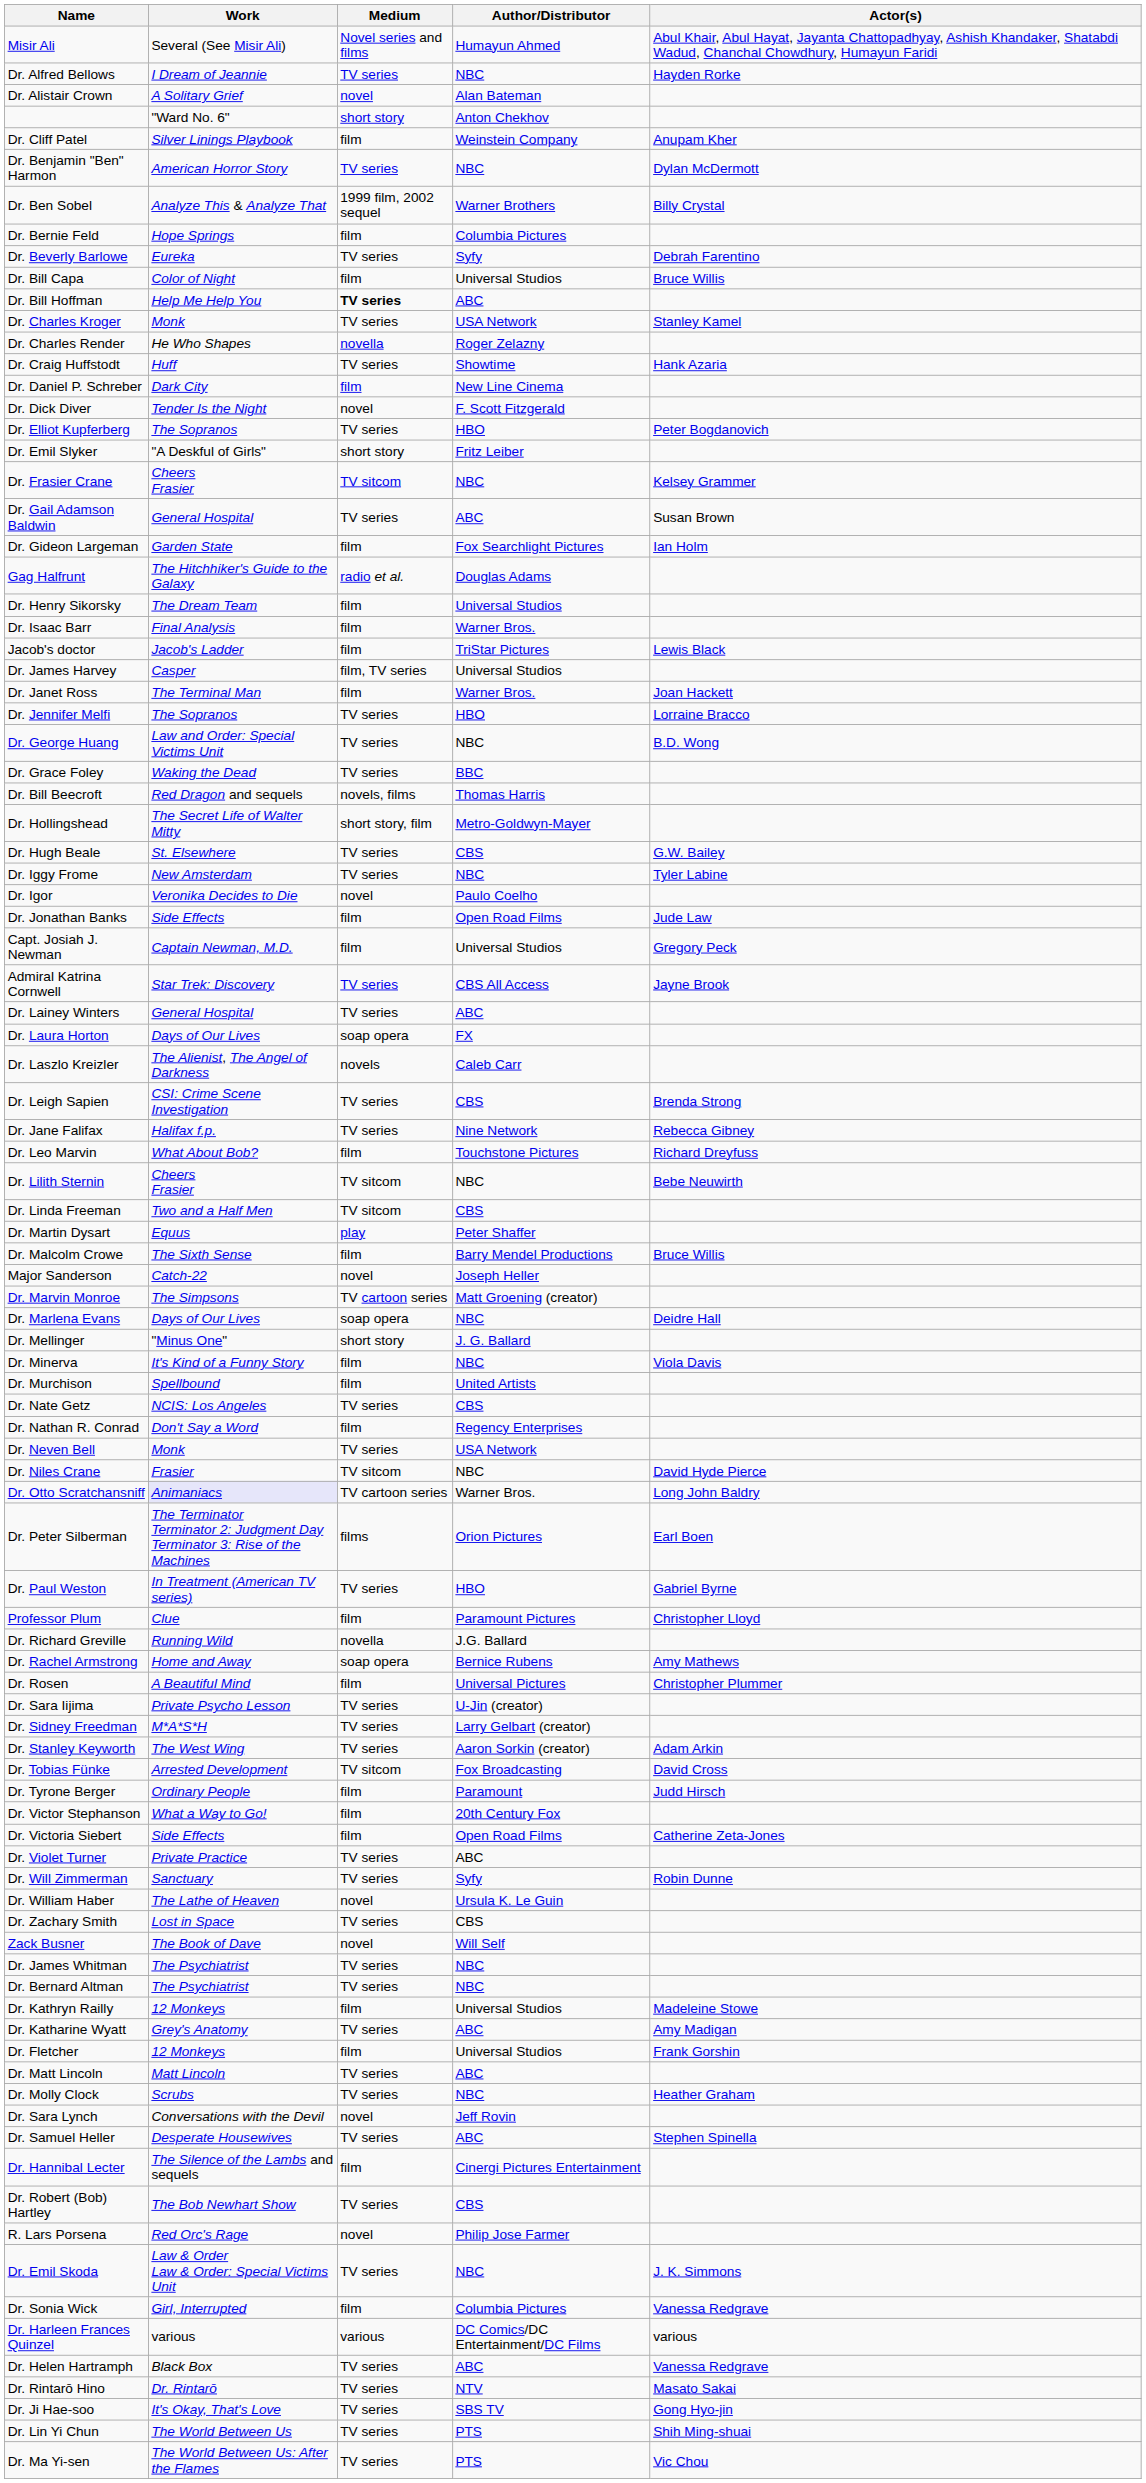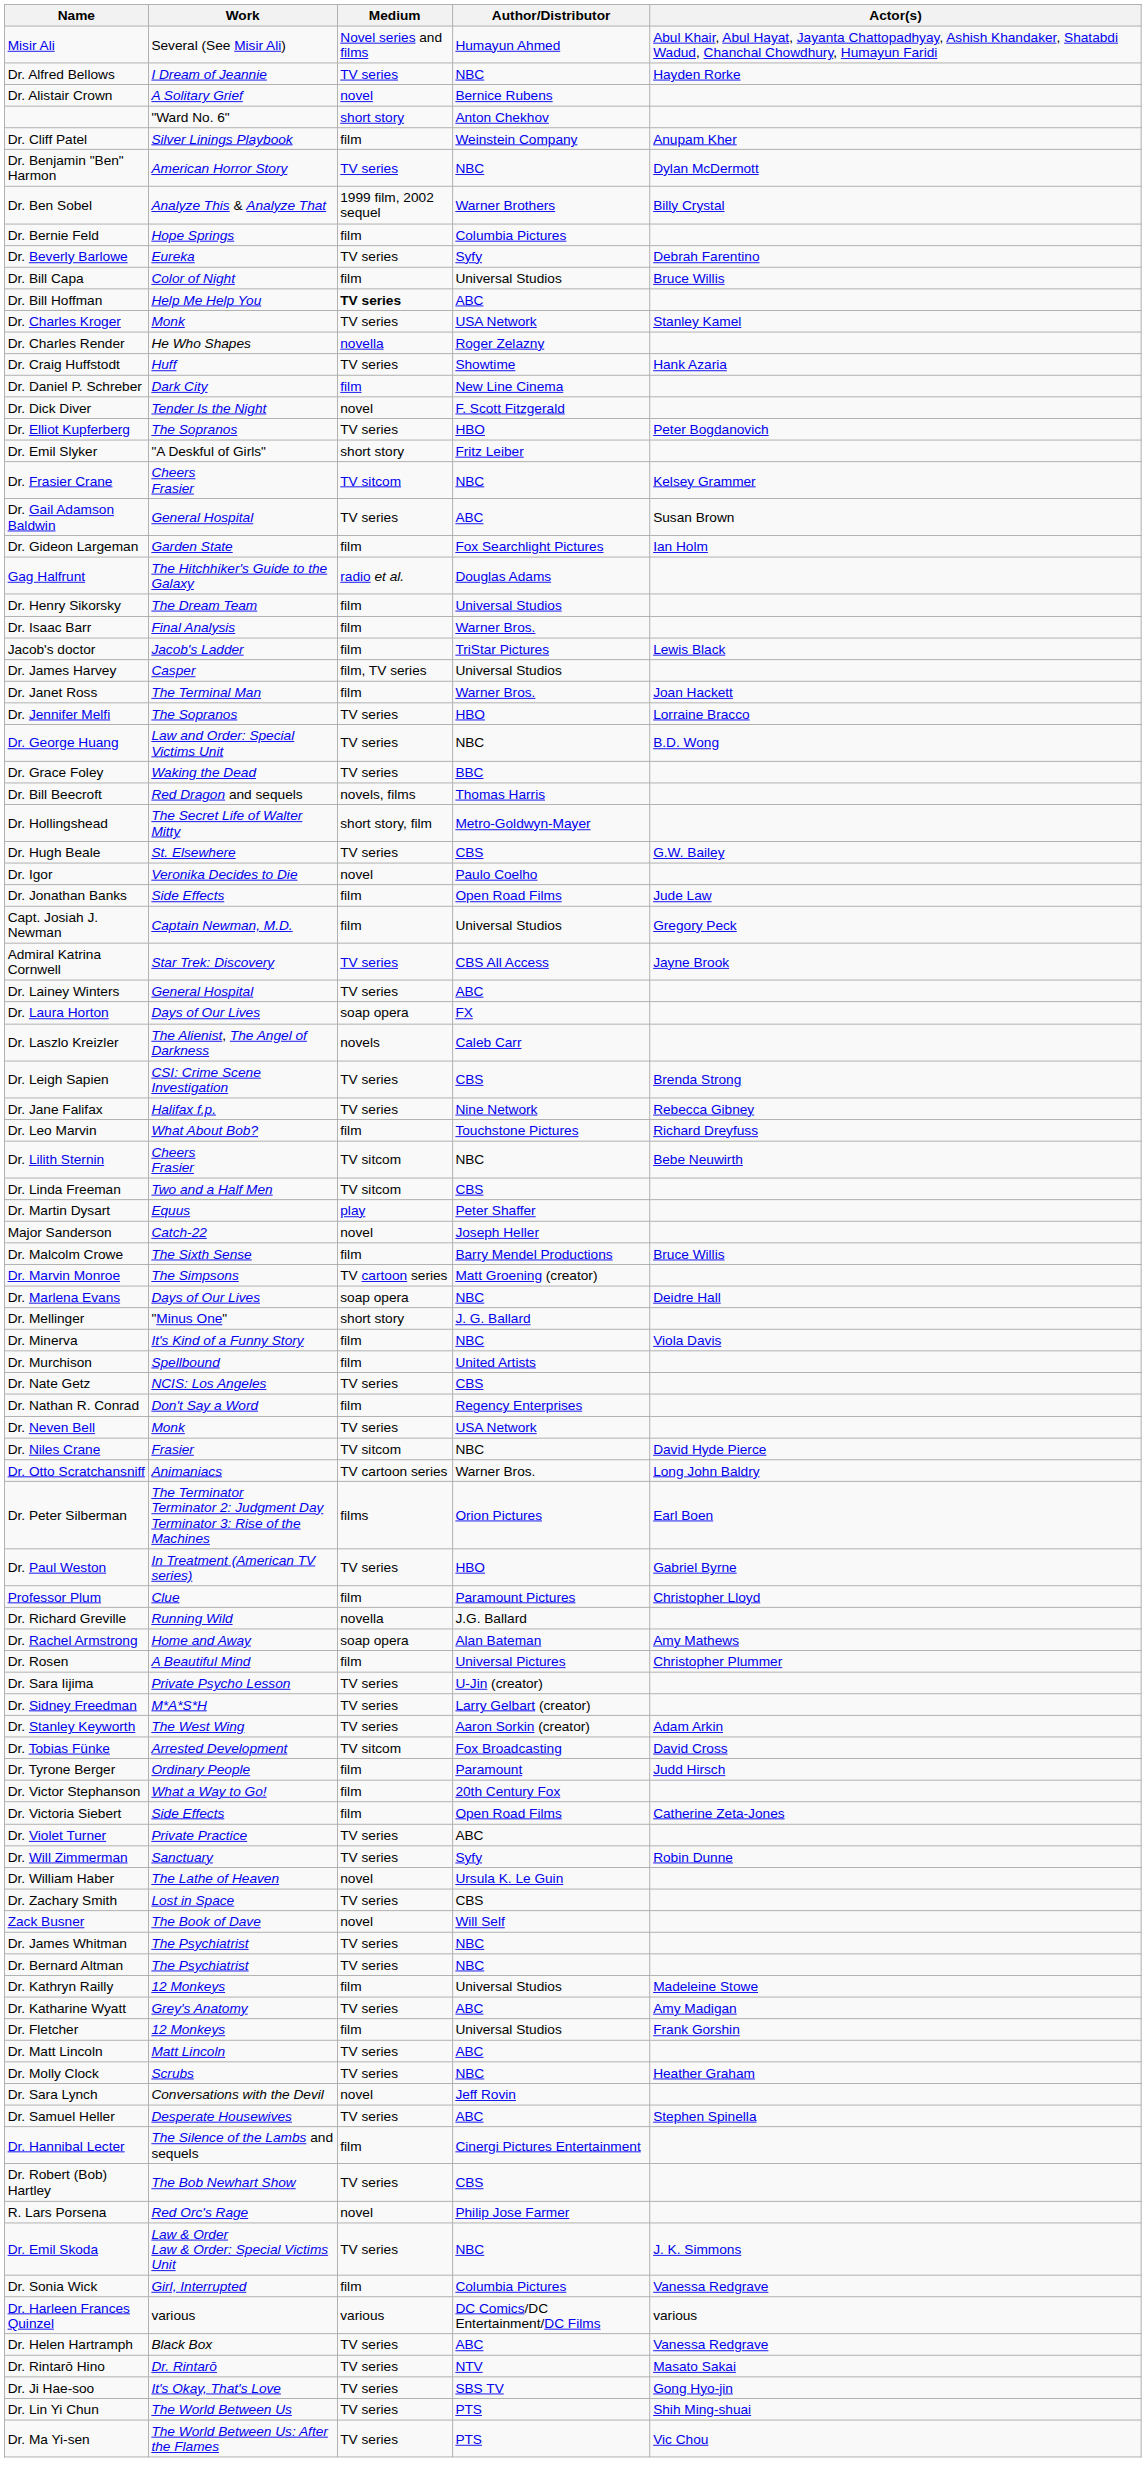(498, 96) Alan Bateman -> (504, 96) Bernice Rubens
- row: (53, 874)
rows swapped: (65, 1254) <-> (60, 1275)
(187, 1492) lavender background -> (187, 1470) no background
(504, 1661) Bernice Rubens -> (498, 1640) Alan Bateman
